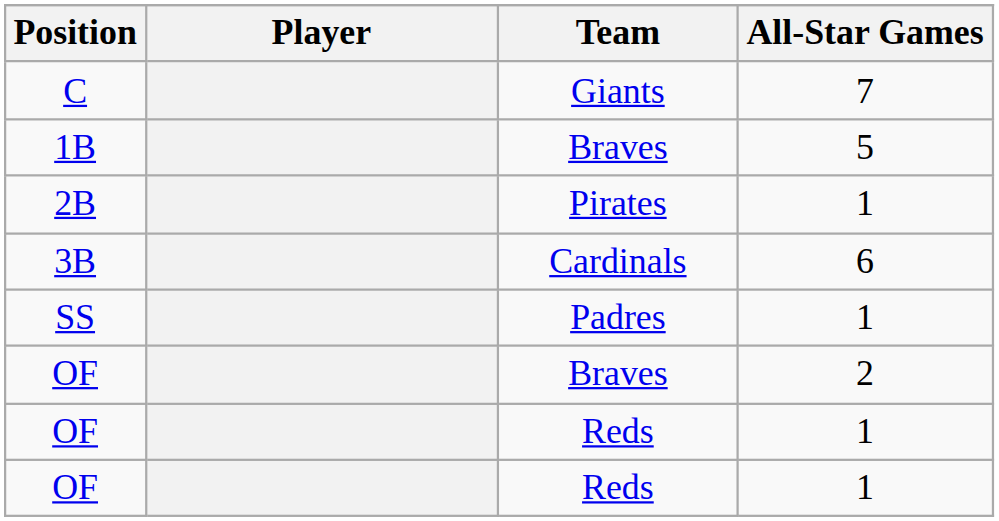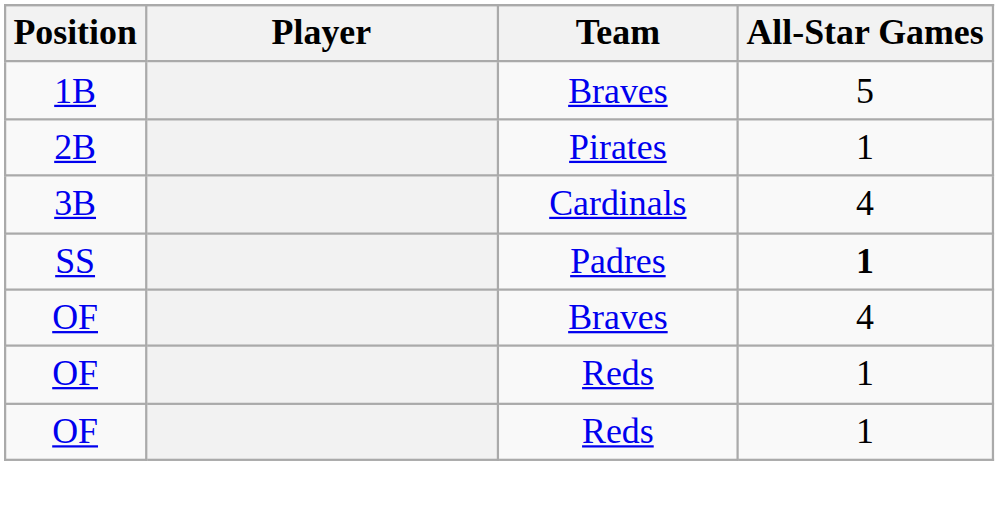- row: (75, 89)
(865, 260) 6 -> (865, 203) 4
(865, 317) normal -> (865, 260) bold
(865, 373) 2 -> (865, 317) 4
